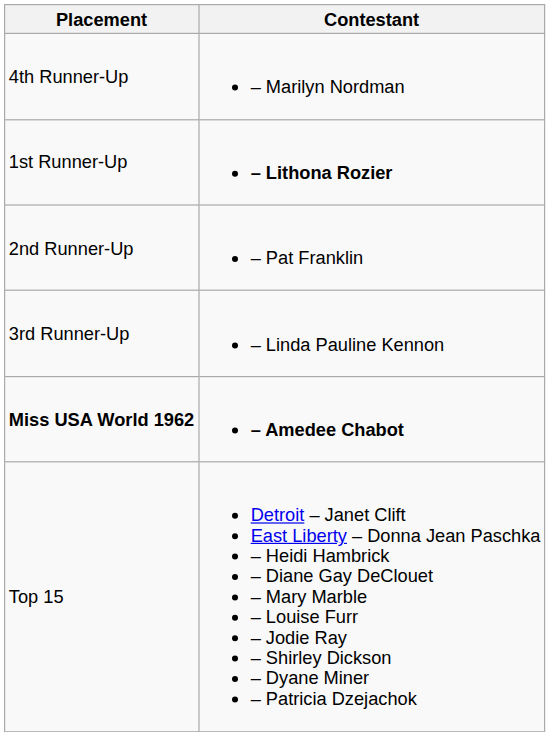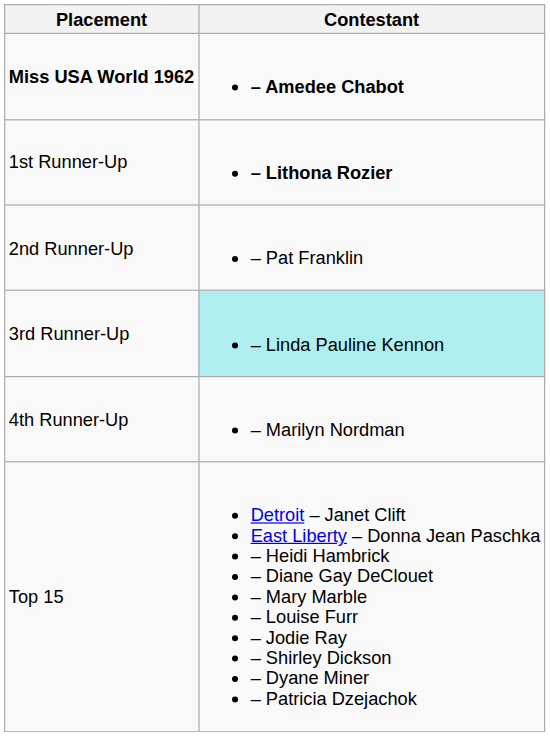rows swapped: (102, 419) <-> (69, 77)
(372, 344) no background -> (372, 344) paleturquoise background
